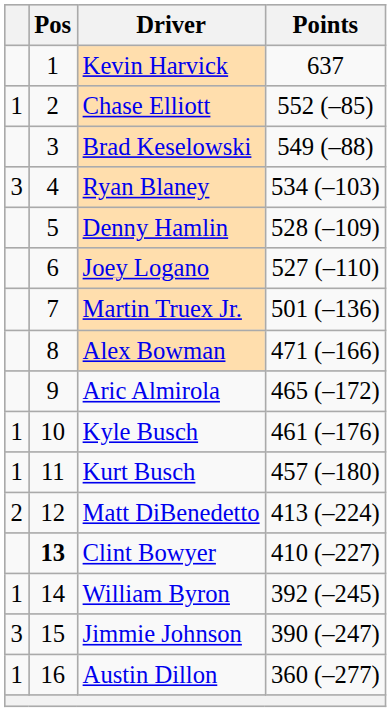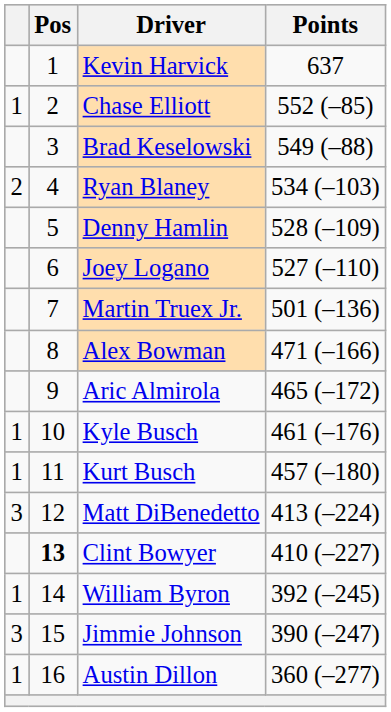(17, 187) 3 -> (17, 187) 2
(17, 512) 2 -> (17, 512) 3
